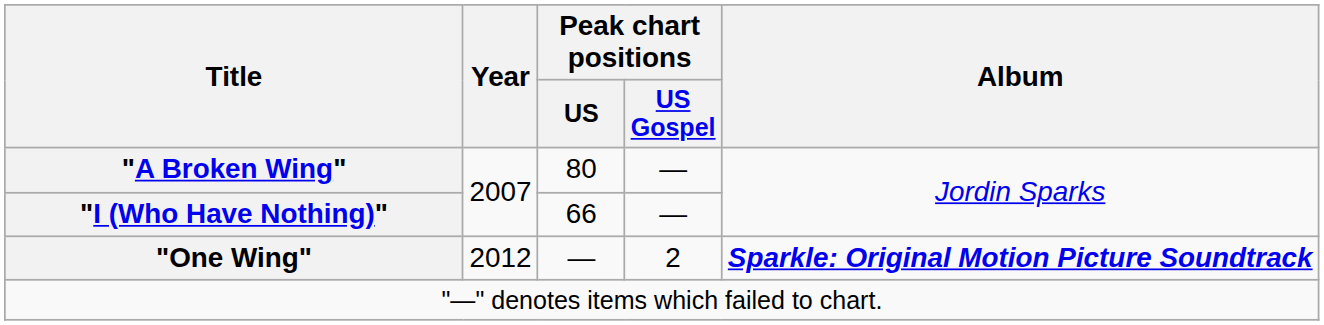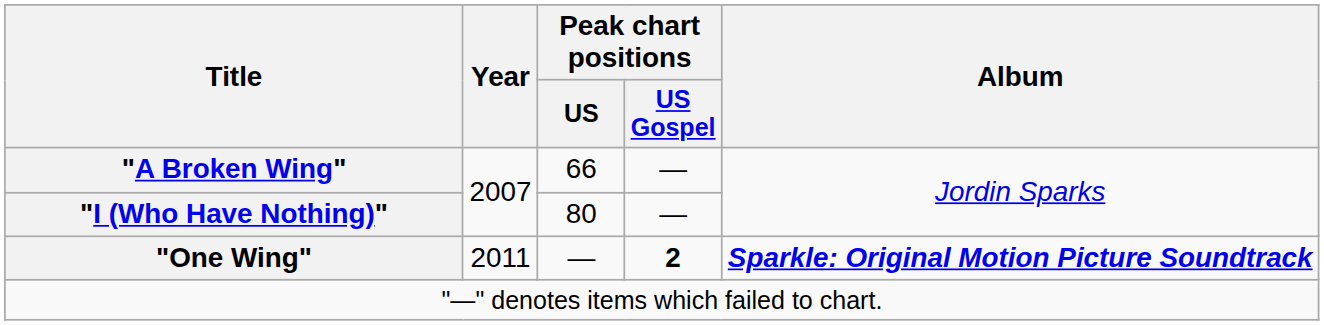(581, 169) 80 -> (581, 169) 66
(581, 213) 66 -> (581, 213) 80
(501, 257) 2012 -> (501, 257) 2011
(673, 257) normal -> (673, 257) bold
